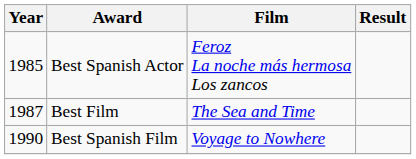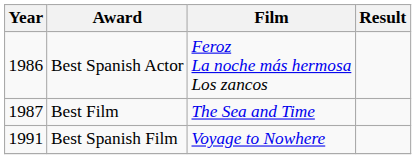(26, 65) 1985 -> (26, 65) 1986
(26, 139) 1990 -> (26, 139) 1991
